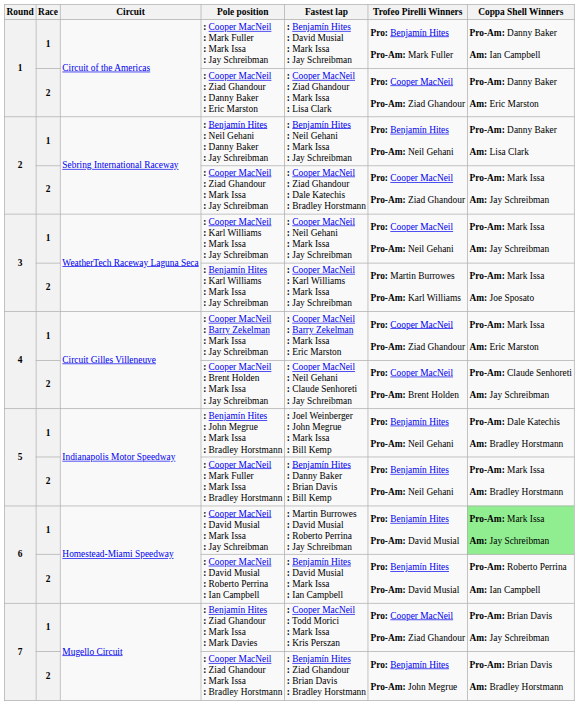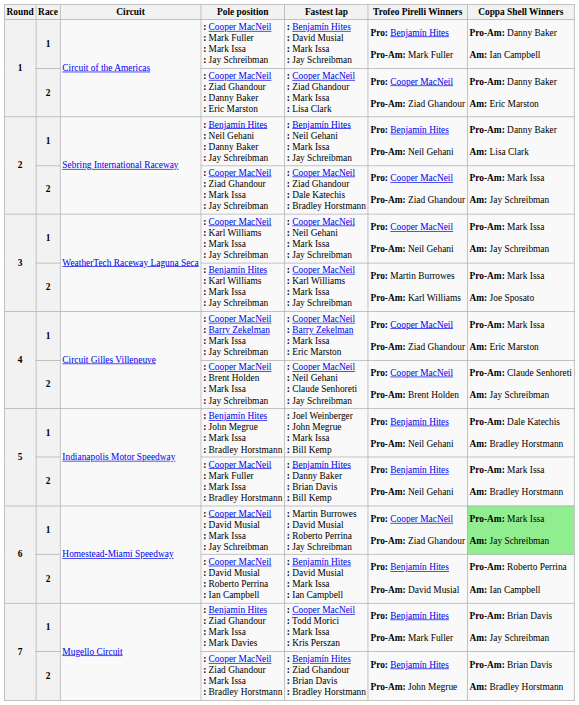(415, 529) Pro: Benjamín Hites Pro-Am: David Musial -> (418, 529) Pro: Cooper MacNeil Pro-Am: Ziad Ghandour
(418, 627) Pro: Cooper MacNeil Pro-Am: Ziad Ghandour -> (412, 627) Pro: Benjamín Hites Pro-Am: Mark Fuller
